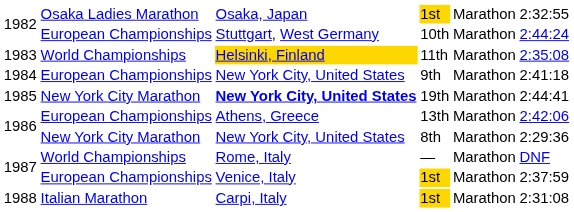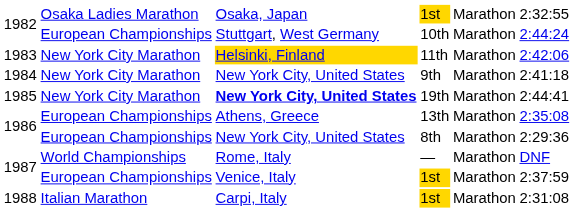(113, 55) World Championships -> (120, 55) New York City Marathon
(544, 55) 2:35:08 -> (544, 55) 2:42:06
(126, 75) European Championships -> (120, 75) New York City Marathon
(544, 116) 2:42:06 -> (544, 116) 2:35:08
(120, 136) New York City Marathon -> (126, 136) European Championships
